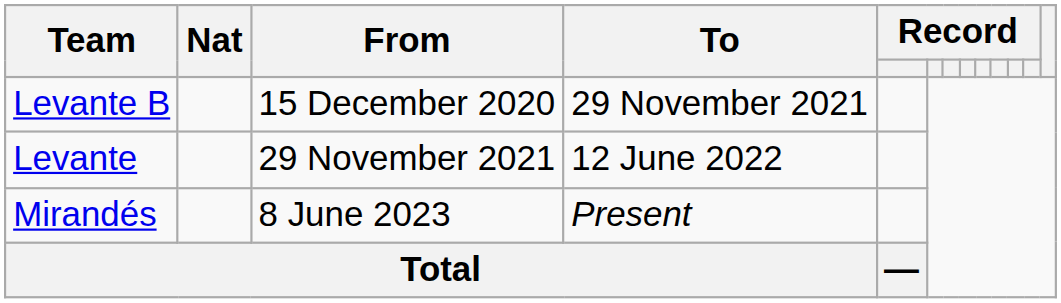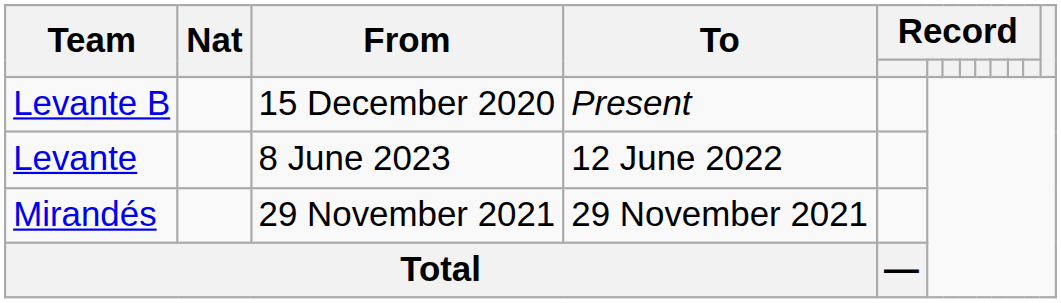(720, 103) 29 November 2021 -> (631, 103) Present
(407, 158) 29 November 2021 -> (355, 158) 8 June 2023
(355, 214) 8 June 2023 -> (407, 214) 29 November 2021
(631, 214) Present -> (720, 214) 29 November 2021
